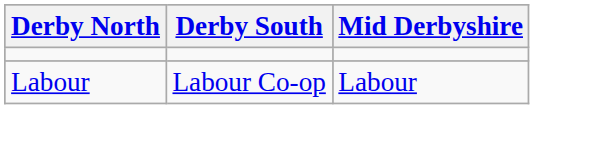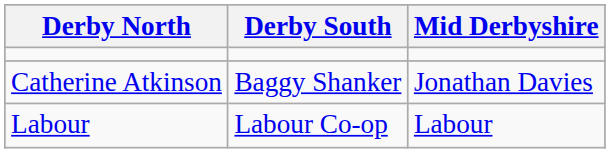+ row: (117, 81)
